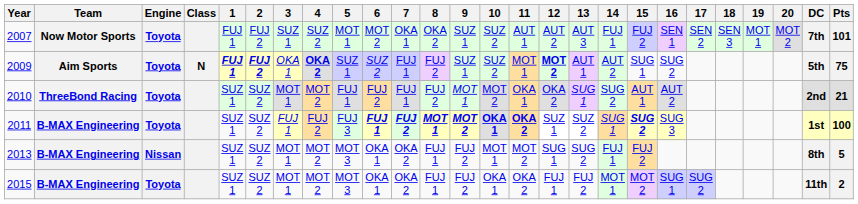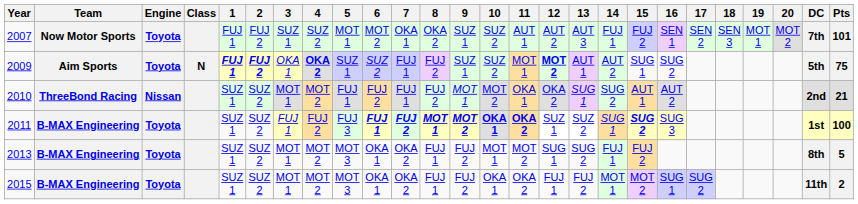(163, 95) Toyota -> (163, 95) Nissan
(163, 154) Nissan -> (163, 154) Toyota
